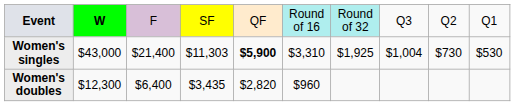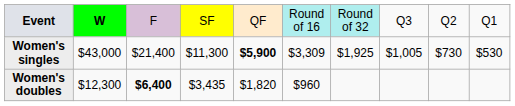(207, 53) $11,303 -> (207, 53) $11,300
(307, 53) $3,310 -> (307, 53) $3,309
(404, 53) $1,004 -> (404, 53) $1,005
(153, 85) normal -> (153, 85) bold
(258, 85) $2,820 -> (258, 85) $1,820
